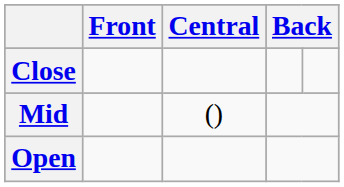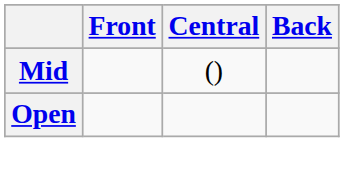- row: (44, 70)
